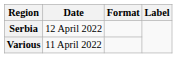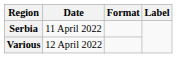(74, 28) 12 April 2022 -> (73, 28) 11 April 2022
(73, 45) 11 April 2022 -> (74, 45) 12 April 2022
